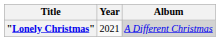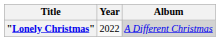(110, 28) 2021 -> (110, 28) 2022
